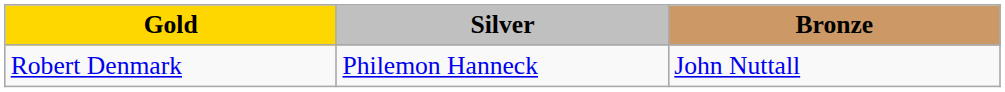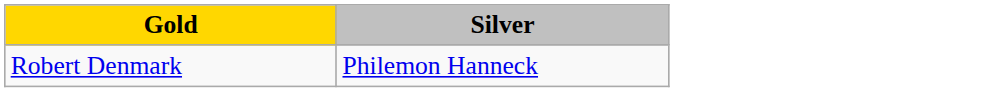- column: (834, 24)
